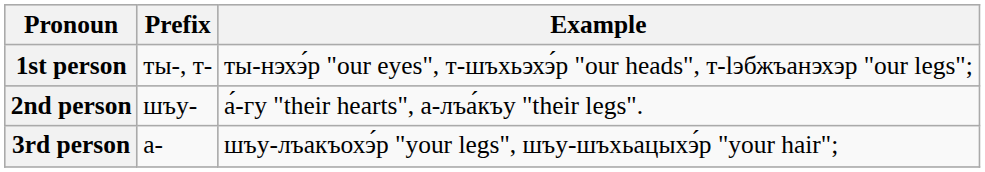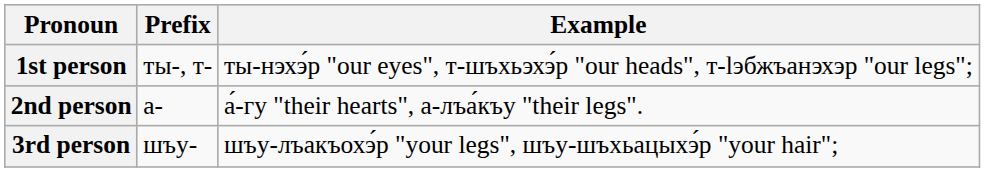(170, 105) шъу- -> (153, 105) а-
(153, 145) а- -> (170, 145) шъу-
